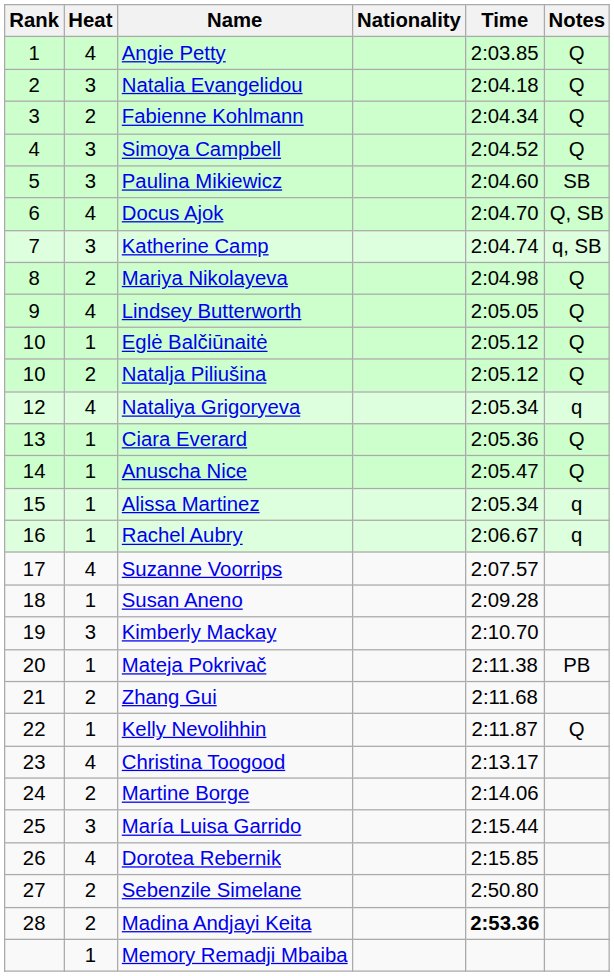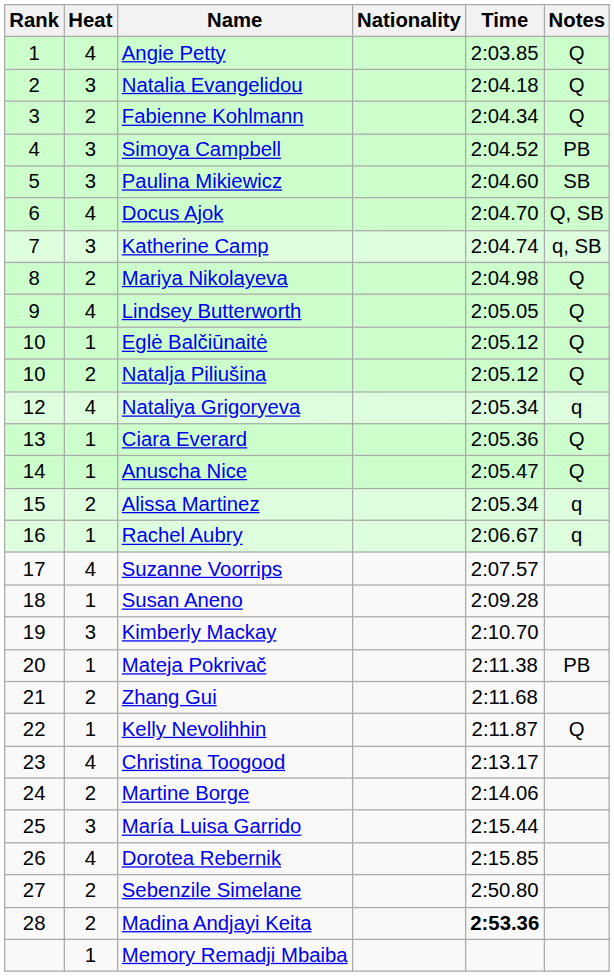(577, 149) Q -> (577, 149) PB
(90, 504) 1 -> (90, 504) 2
